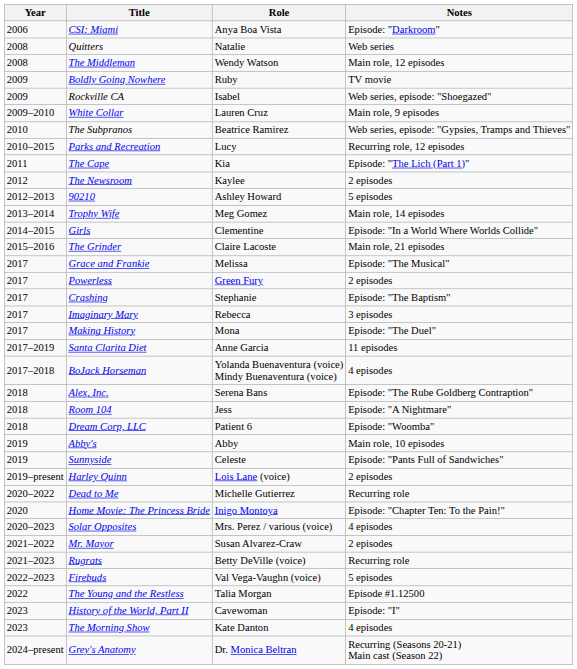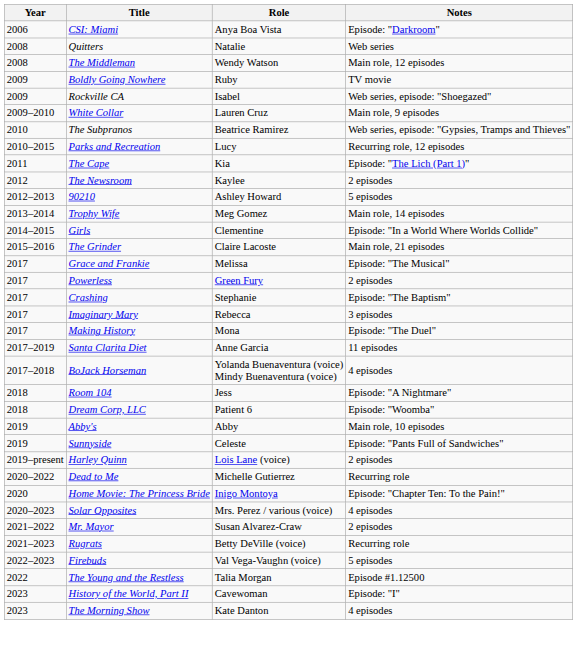- row: (89, 393)
- row: (102, 650)
